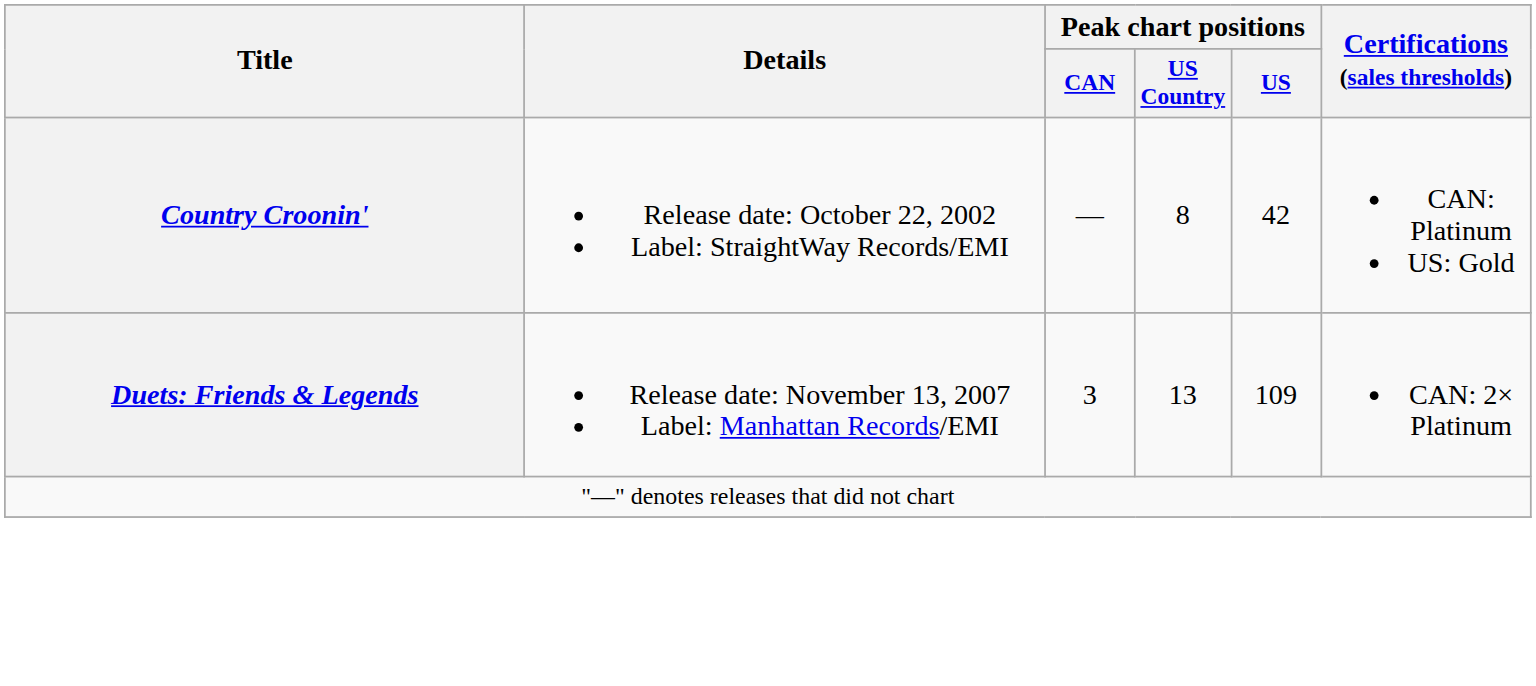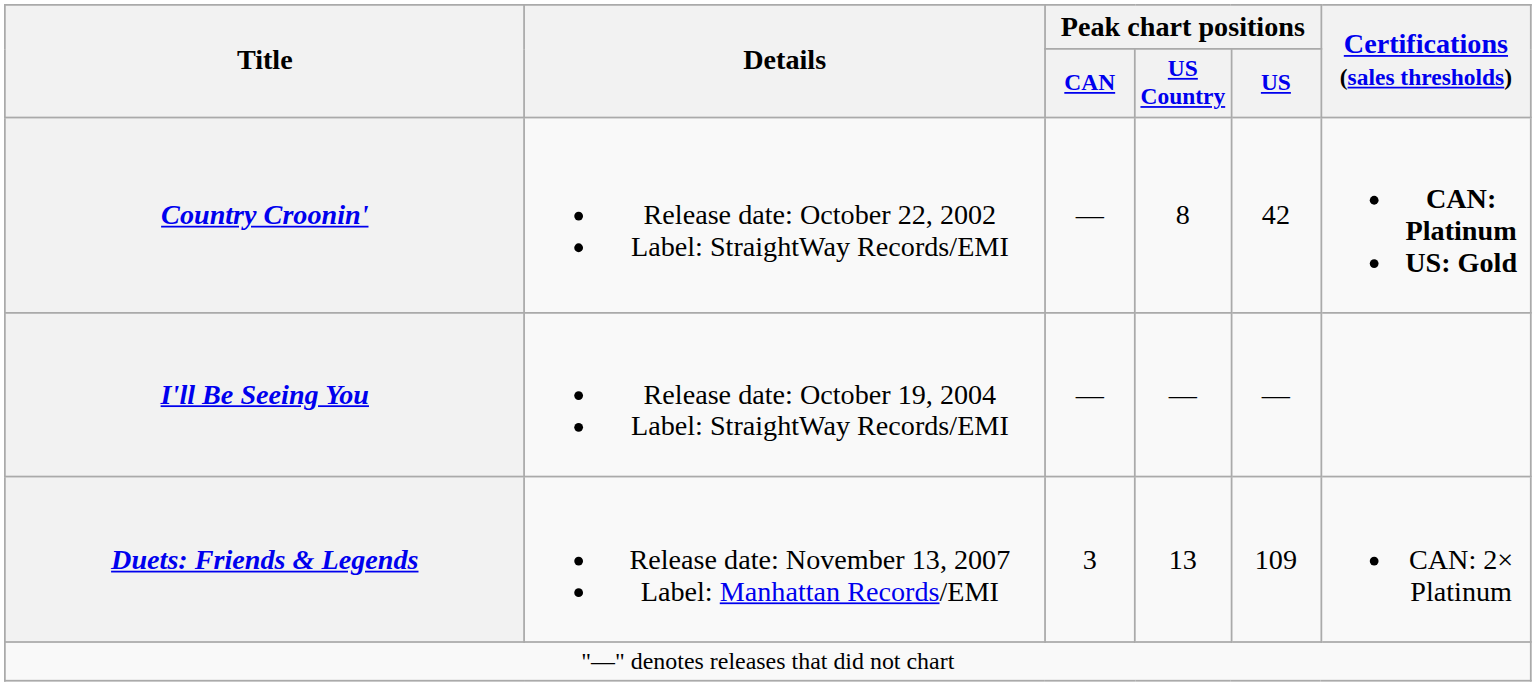(1426, 231) normal -> (1426, 231) bold
+ row: (265, 394)
